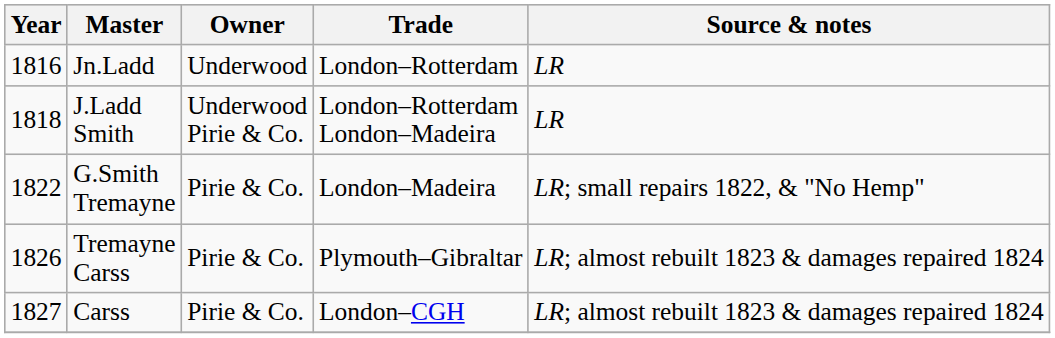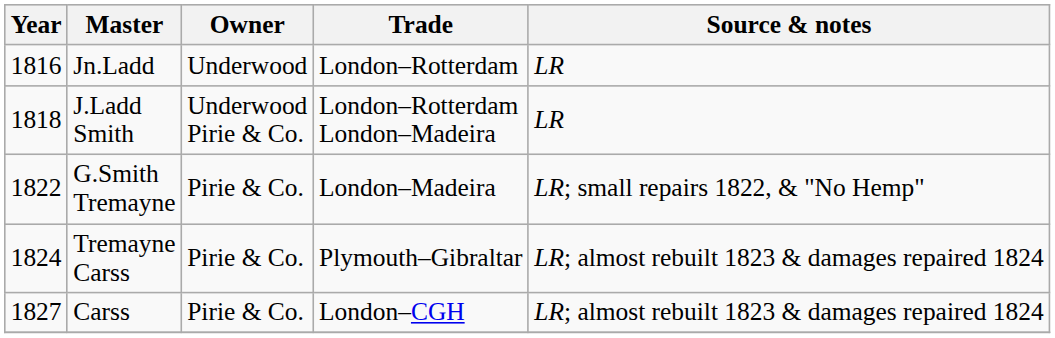(36, 257) 1826 -> (36, 257) 1824
